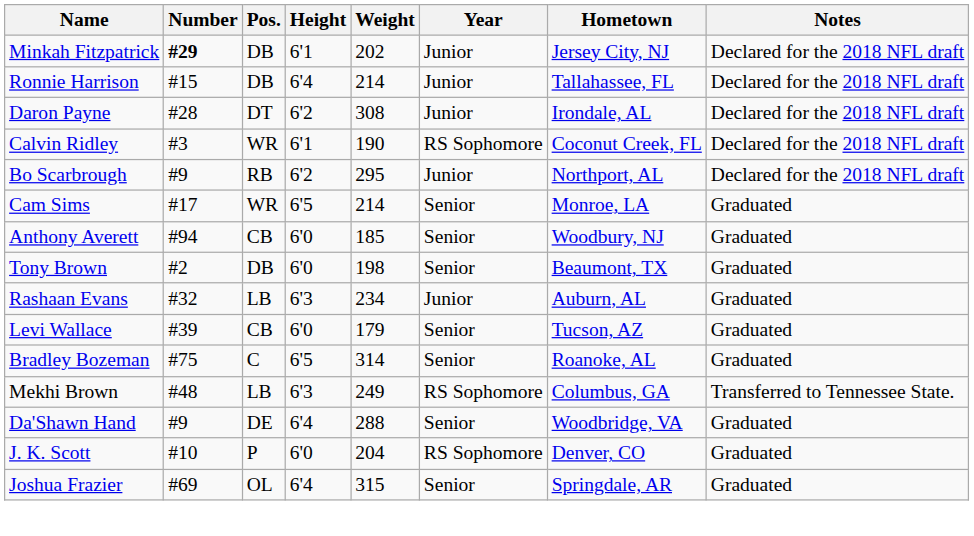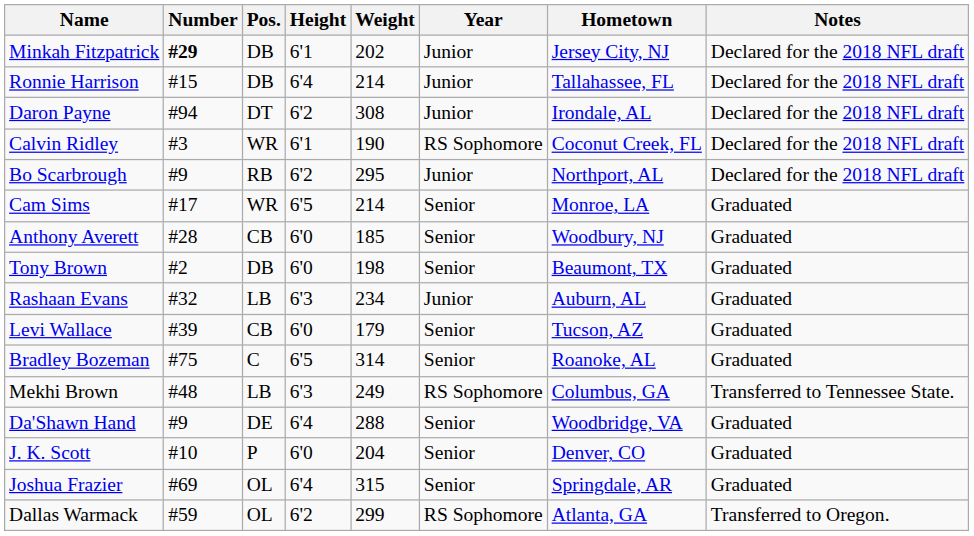(183, 112) #28 -> (183, 112) #94
(183, 236) #94 -> (183, 236) #28
(483, 453) RS Sophomore -> (449, 453) Senior
+ row: (73, 515)
